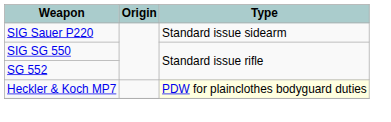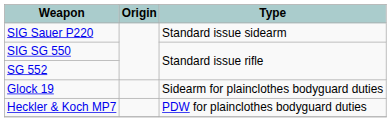+ row: (30, 88)
(264, 88) lightyellow background -> (264, 107) no background
